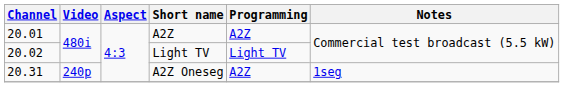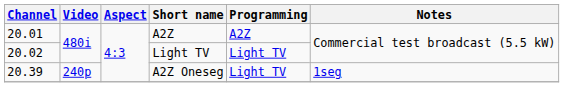(25, 72) 20.31 -> (25, 72) 20.39
(240, 72) A2Z -> (258, 72) Light TV
